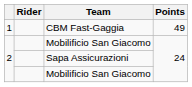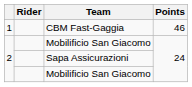(180, 27) 49 -> (180, 27) 46
